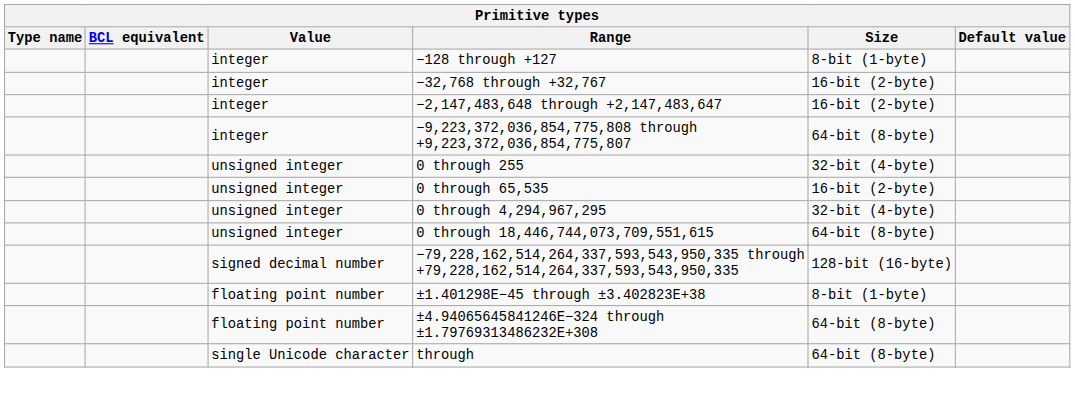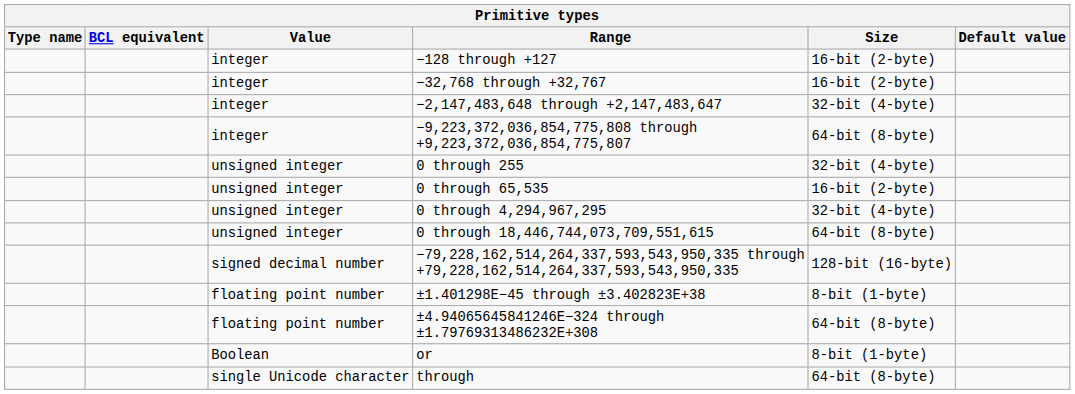(869, 61) 8-bit (1-byte) -> (873, 61) 16-bit (2-byte)
(873, 106) 16-bit (2-byte) -> (873, 106) 32-bit (4-byte)
+ row: (424, 355)
